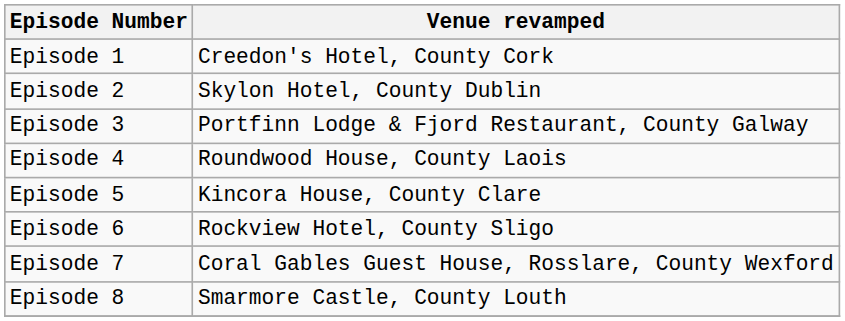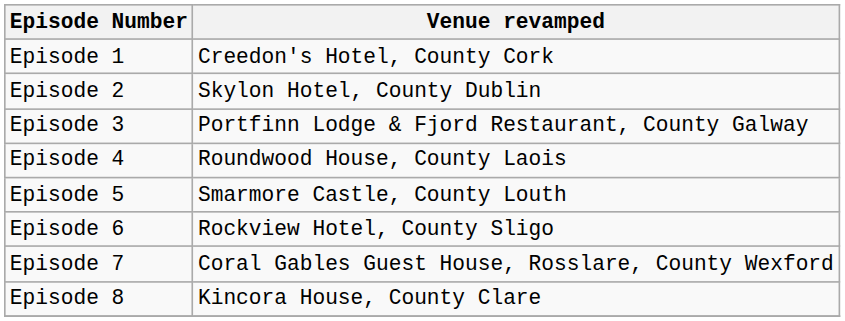(370, 195) Kincora House, County Clare -> (382, 195) Smarmore Castle, County Louth
(382, 298) Smarmore Castle, County Louth -> (370, 298) Kincora House, County Clare
